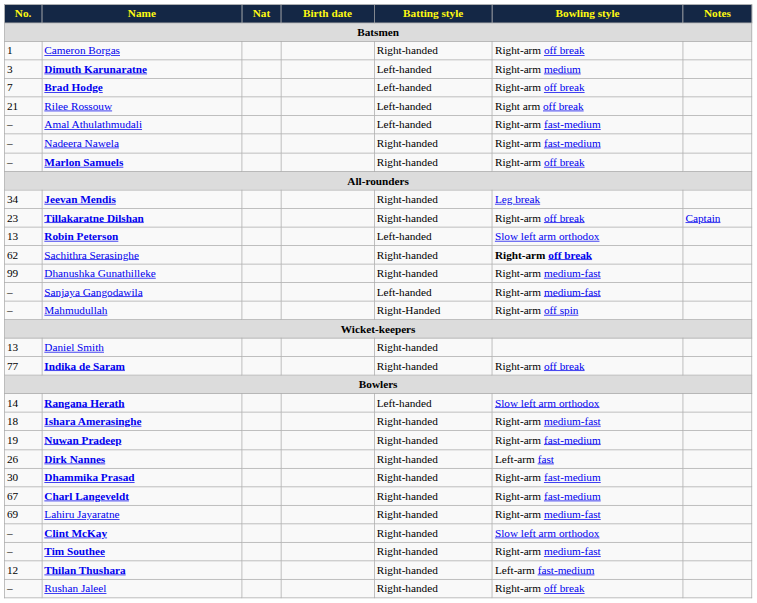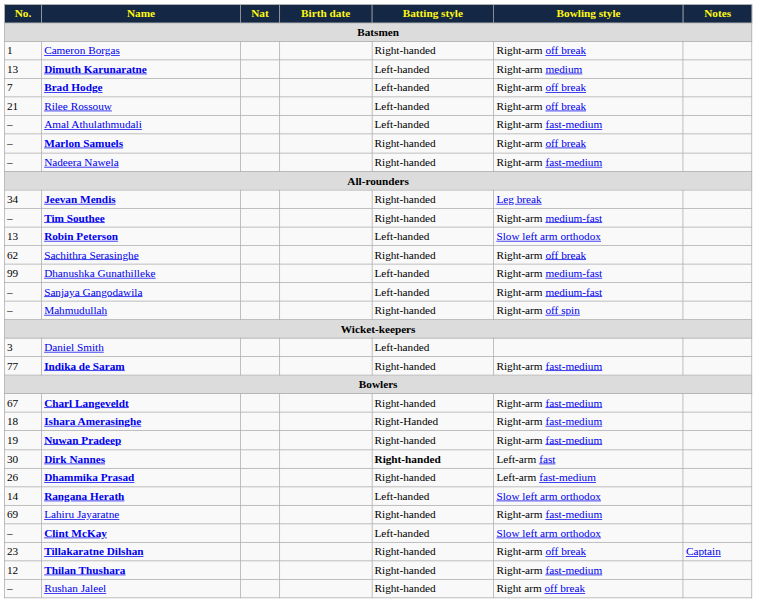(10, 69) 3 -> (13, 69) 13
(539, 106) Right arm off break -> (541, 106) Right-arm off break
rows swapped: (82, 143) <-> (84, 162)
rows swapped: (94, 217) <-> (75, 551)
(544, 255) bold -> (541, 255) normal
(407, 273) Right-handed -> (402, 273) Left-handed
(408, 310) Right-Handed -> (405, 310) Right-handed
(13, 347) 13 -> (10, 347) 3
(407, 347) Right-handed -> (402, 347) Left-handed
(540, 366) Right-arm off break -> (549, 366) Right-arm fast-medium
rows swapped: (84, 403) <-> (87, 496)
(407, 421) Right-handed -> (406, 421) Right-Handed
(548, 421) Right-arm medium-fast -> (549, 421) Right-arm fast-medium
(13, 459) 26 -> (13, 459) 30
(407, 459) normal -> (408, 459) bold
(13, 477) 30 -> (13, 477) 26
(548, 477) Right-arm fast-medium -> (546, 477) Left-arm fast-medium
(548, 514) Right-arm medium-fast -> (549, 514) Right-arm fast-medium
(407, 533) Right-handed -> (402, 533) Left-handed
(545, 570) Left-arm fast-medium -> (549, 570) Right-arm fast-medium
(540, 588) Right-arm off break -> (541, 588) Right arm off break
